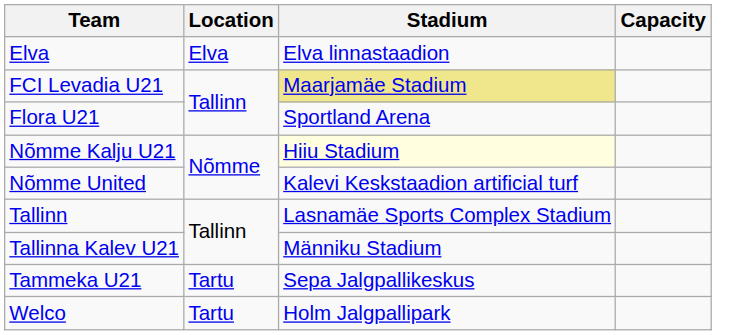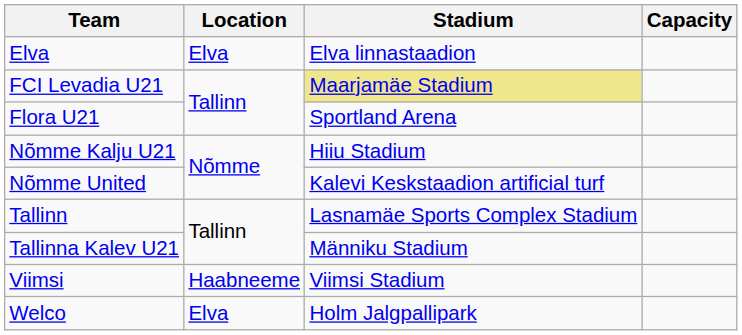(341, 150) lightyellow background -> (368, 150) no background
- row: (75, 280)
+ row: (36, 280)
(211, 313) Tartu -> (208, 313) Elva
